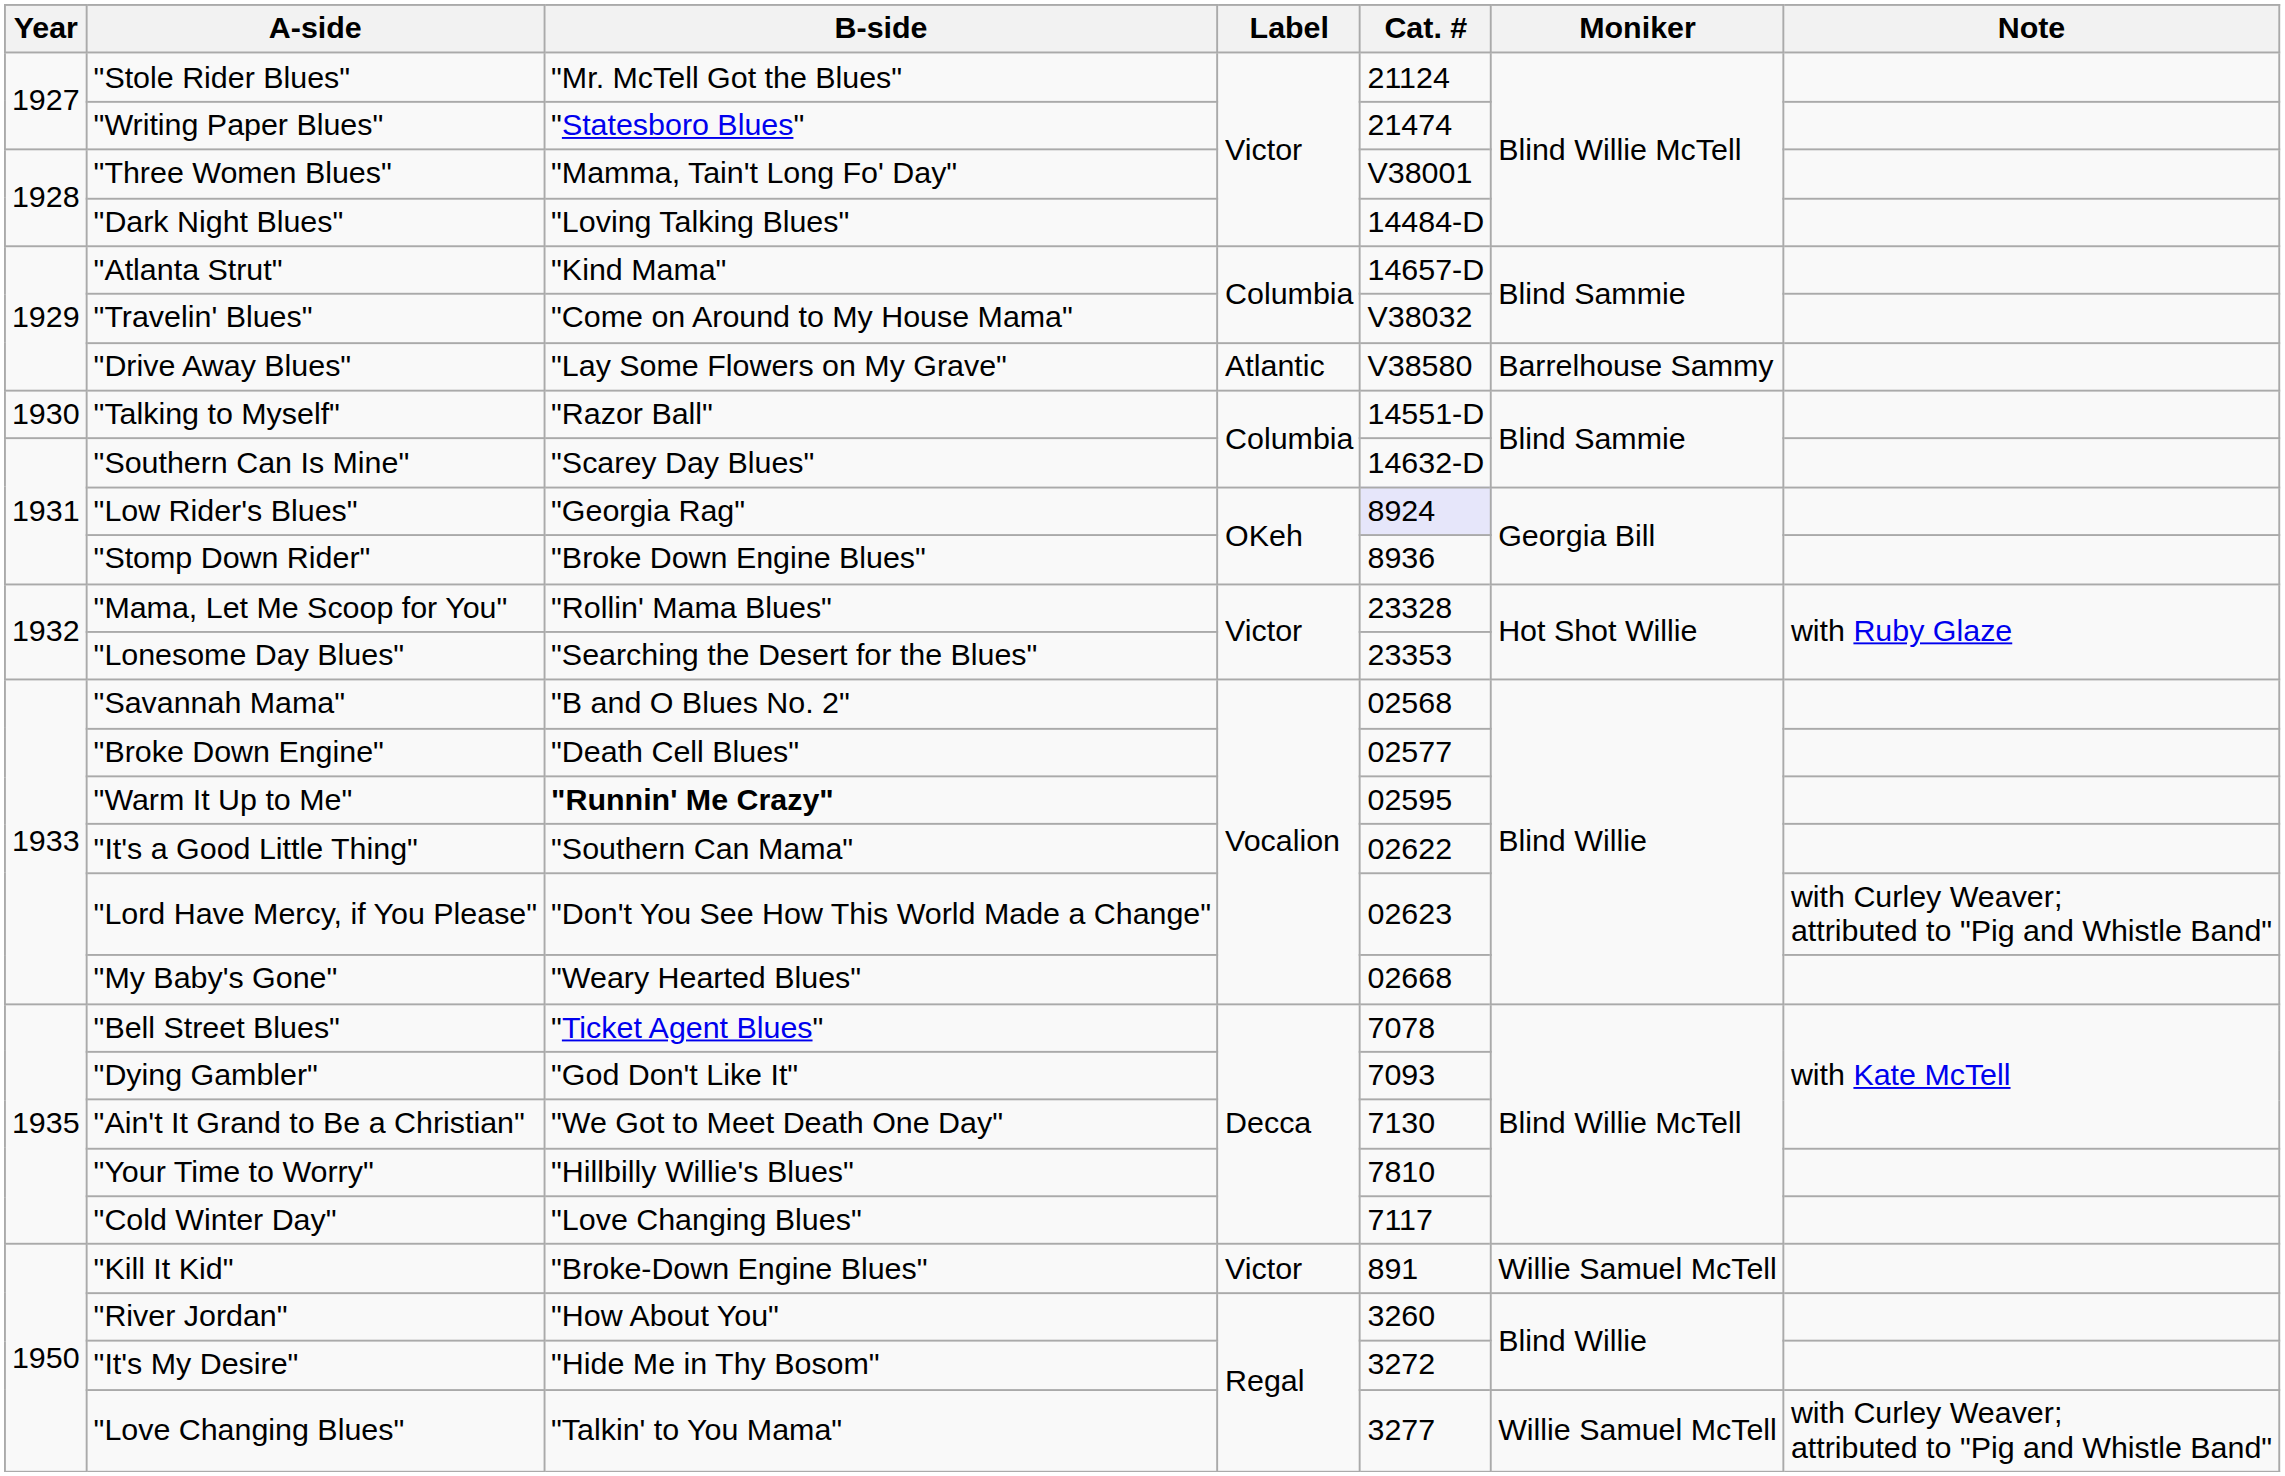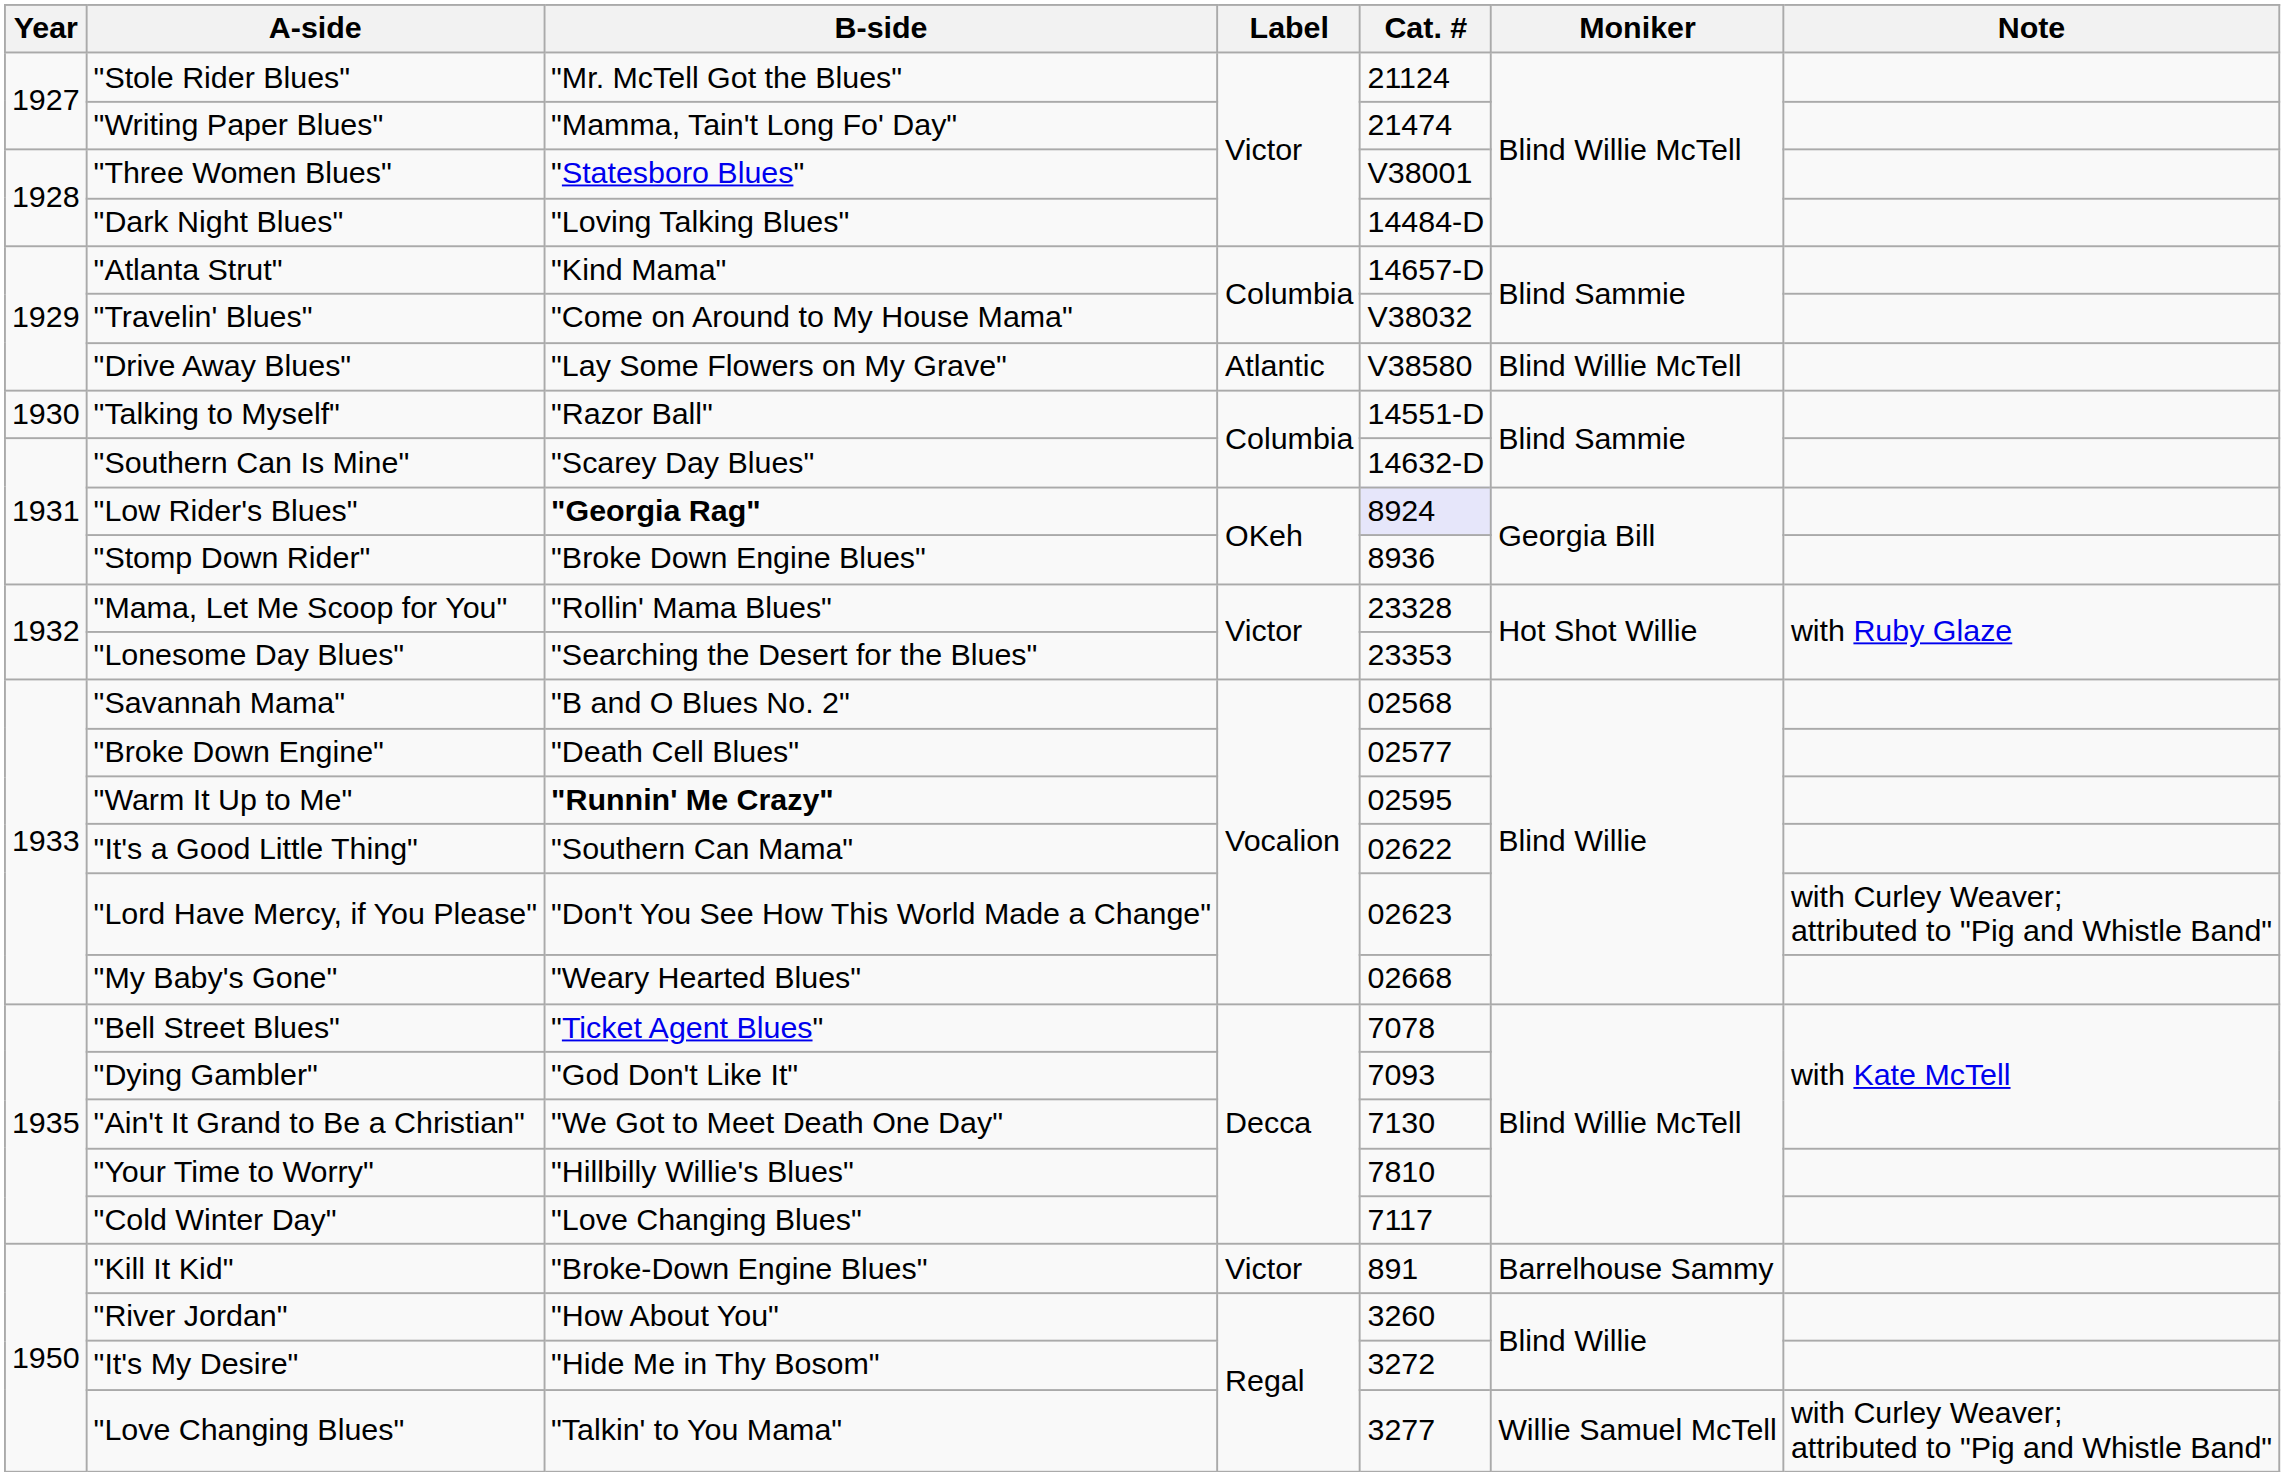(678, 125) "Statesboro Blues" -> (754, 125) "Mamma, Tain't Long Fo' Day"
(754, 173) "Mamma, Tain't Long Fo' Day" -> (678, 173) "Statesboro Blues"
(1636, 366) Barrelhouse Sammy -> (1620, 366) Blind Willie McTell
(648, 510) normal -> (656, 510) bold
(1638, 1268) Willie Samuel McTell -> (1636, 1268) Barrelhouse Sammy
